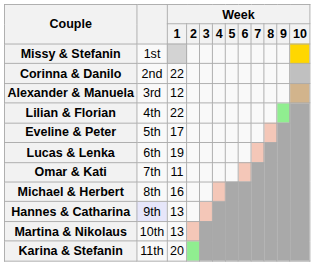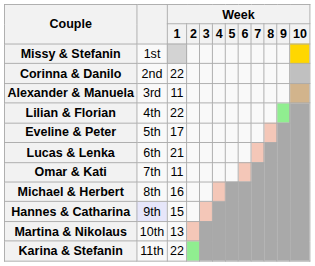(177, 93) 12 -> (177, 93) 11
(177, 152) 19 -> (177, 152) 21
(177, 211) 13 -> (177, 211) 15
(177, 251) 20 -> (177, 251) 22
